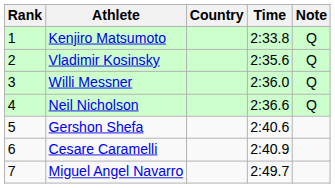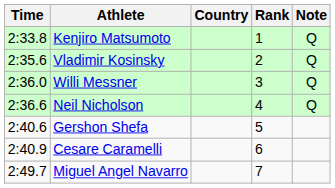columns swapped: (25, 15) <-> (270, 15)
